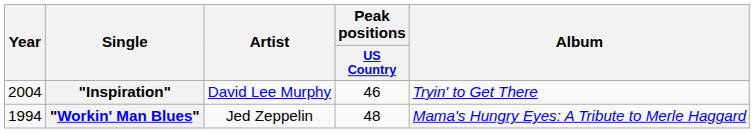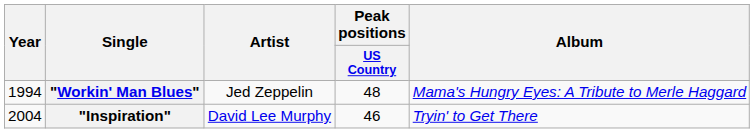rows swapped: (125, 116) <-> (125, 92)
